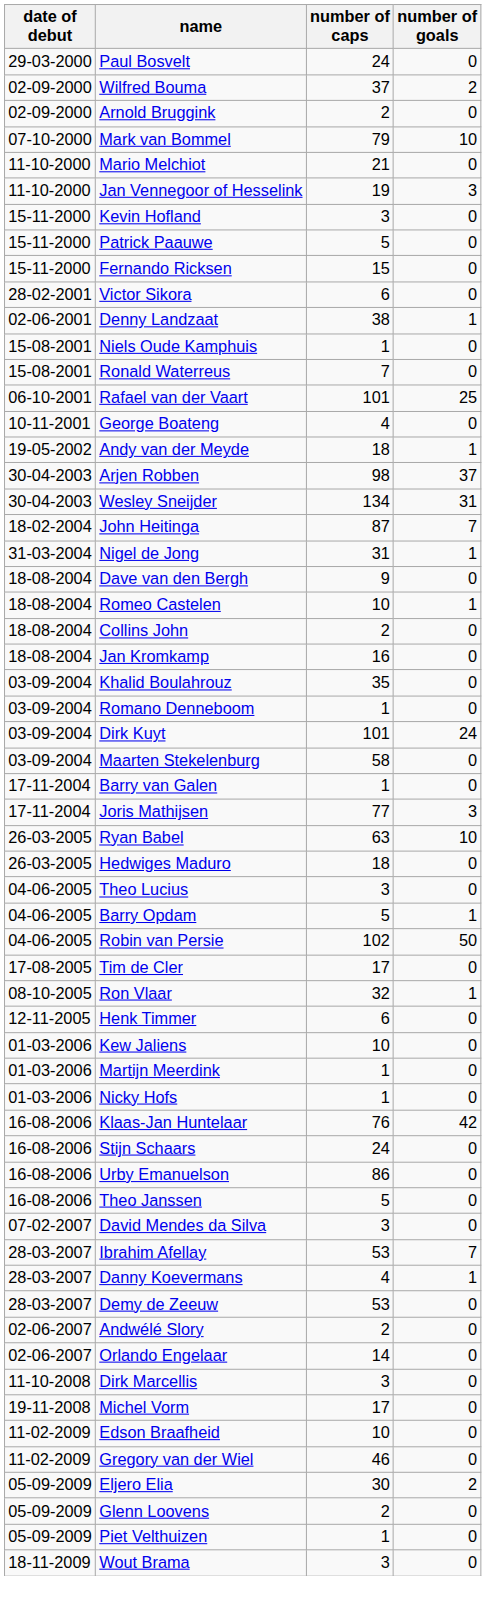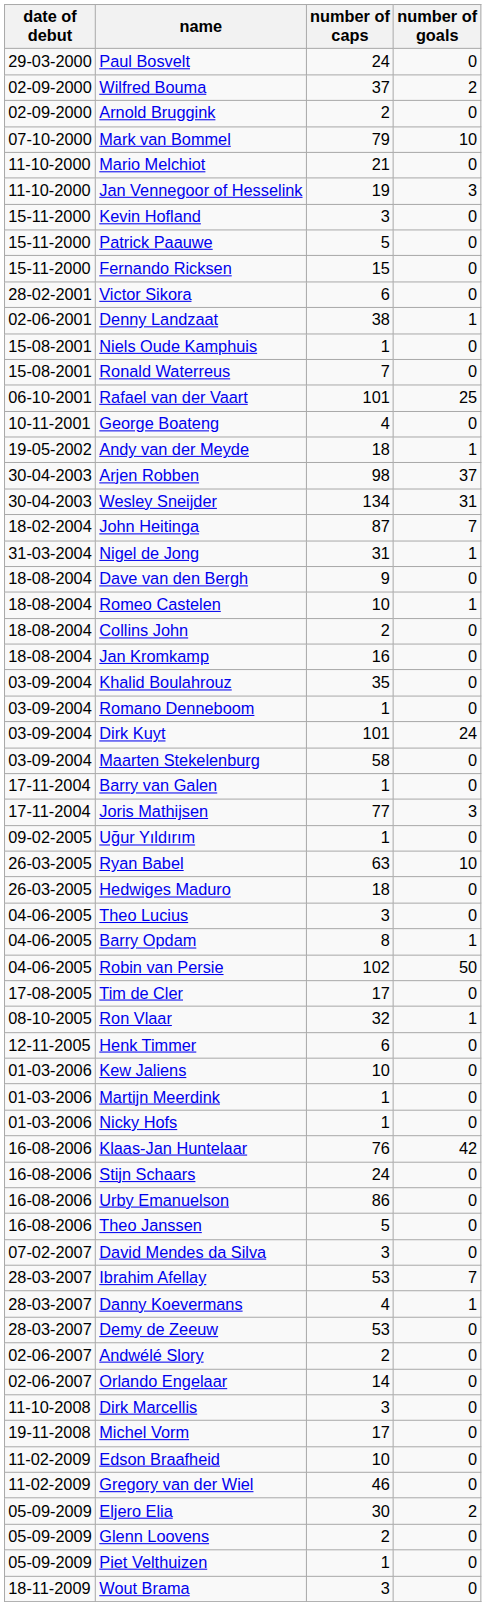+ row: (147, 838)
(385, 915) 5 -> (385, 941) 8
